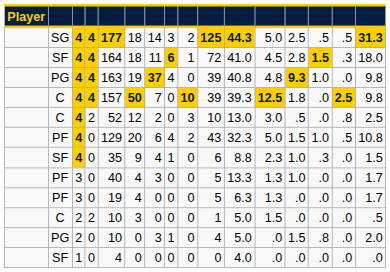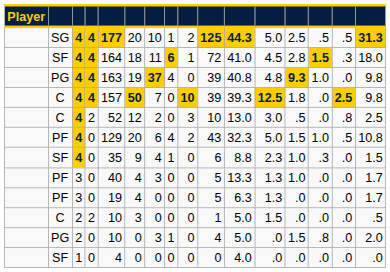(135, 38) 18 -> (135, 38) 20
(155, 38) 14 -> (155, 38) 10
(171, 38) 3 -> (171, 38) 1
